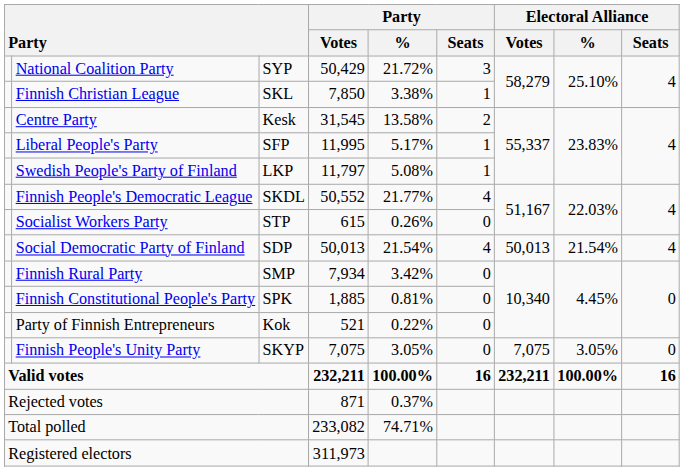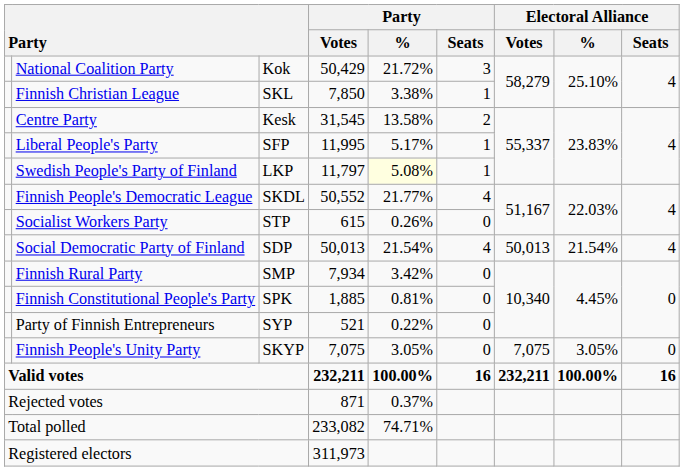(277, 68) SYP -> (277, 68) Kok
(412, 171) no background -> (412, 171) lightyellow background
(277, 324) Kok -> (277, 324) SYP
